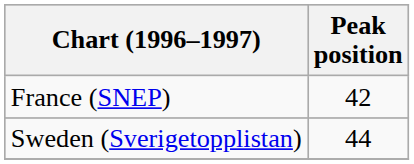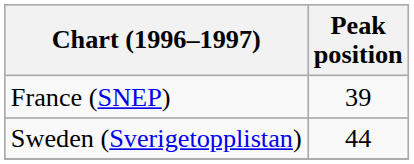(358, 96) 42 -> (358, 96) 39
